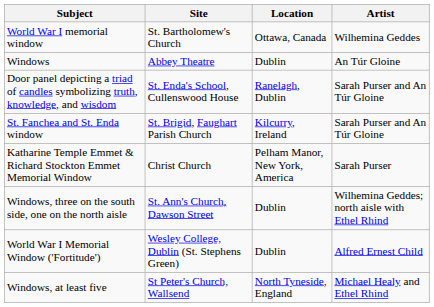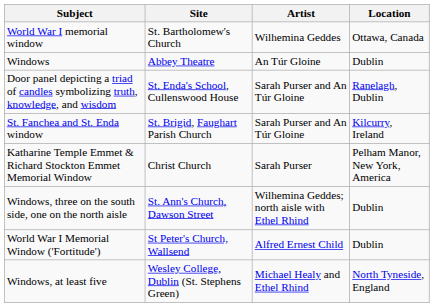columns swapped: (292, 13) <-> (381, 13)
(194, 251) Wesley College, Dublin (St. Stephens Green) -> (188, 244) St Peter's Church, Wallsend
(188, 287) St Peter's Church, Wallsend -> (194, 281) Wesley College, Dublin (St. Stephens Green)
